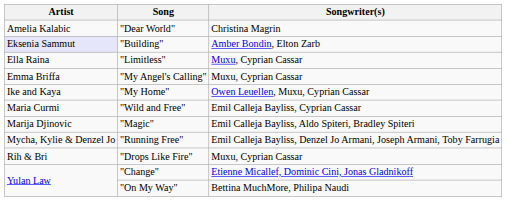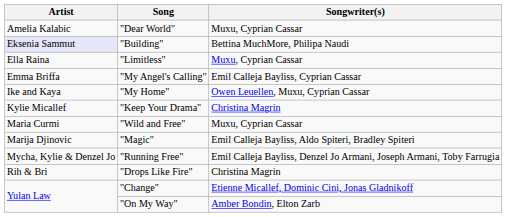(246, 28) Christina Magrin -> (257, 28) Muxu, Cyprian Cassar
(266, 44) Amber Bondin, Elton Zarb -> (280, 44) Bettina MuchMore, Philipa Naudi
(257, 76) Muxu, Cyprian Cassar -> (286, 76) Emil Calleja Bayliss, Cyprian Cassar
+ row: (161, 108)
(286, 108) Emil Calleja Bayliss, Cyprian Cassar -> (257, 124) Muxu, Cyprian Cassar
(257, 156) Muxu, Cyprian Cassar -> (246, 172) Christina Magrin
(280, 188) Bettina MuchMore, Philipa Naudi -> (266, 204) Amber Bondin, Elton Zarb
